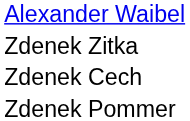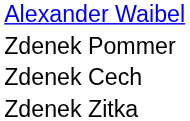rows swapped: (90, 109) <-> (71, 46)
